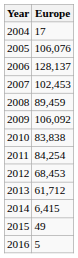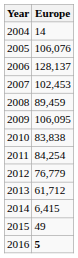(40, 31) 17 -> (40, 31) 14
(53, 119) 106,092 -> (53, 119) 106,095
(50, 173) 68,453 -> (50, 173) 76,779
(37, 244) normal -> (37, 244) bold
